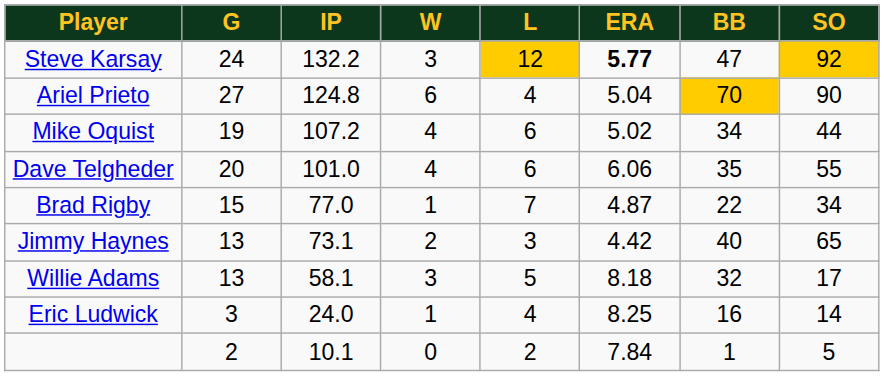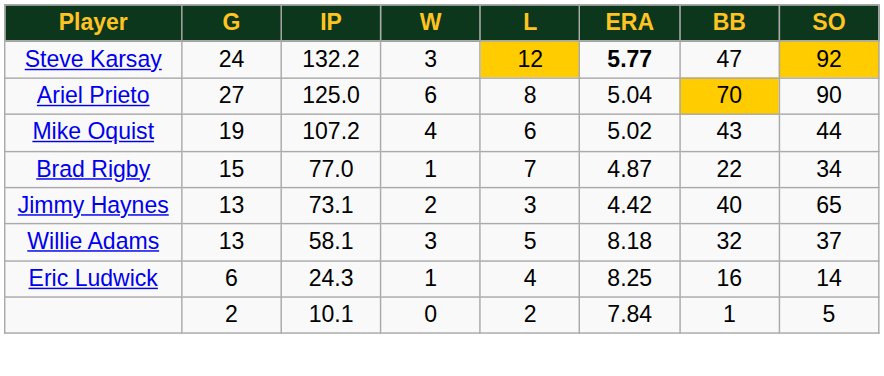(331, 95) 124.8 -> (331, 95) 125.0
(530, 95) 4 -> (530, 95) 8
(729, 132) 34 -> (729, 132) 43
- row: (93, 168)
(829, 278) 17 -> (829, 242) 37
(231, 315) 3 -> (231, 278) 6
(331, 315) 24.0 -> (331, 278) 24.3
